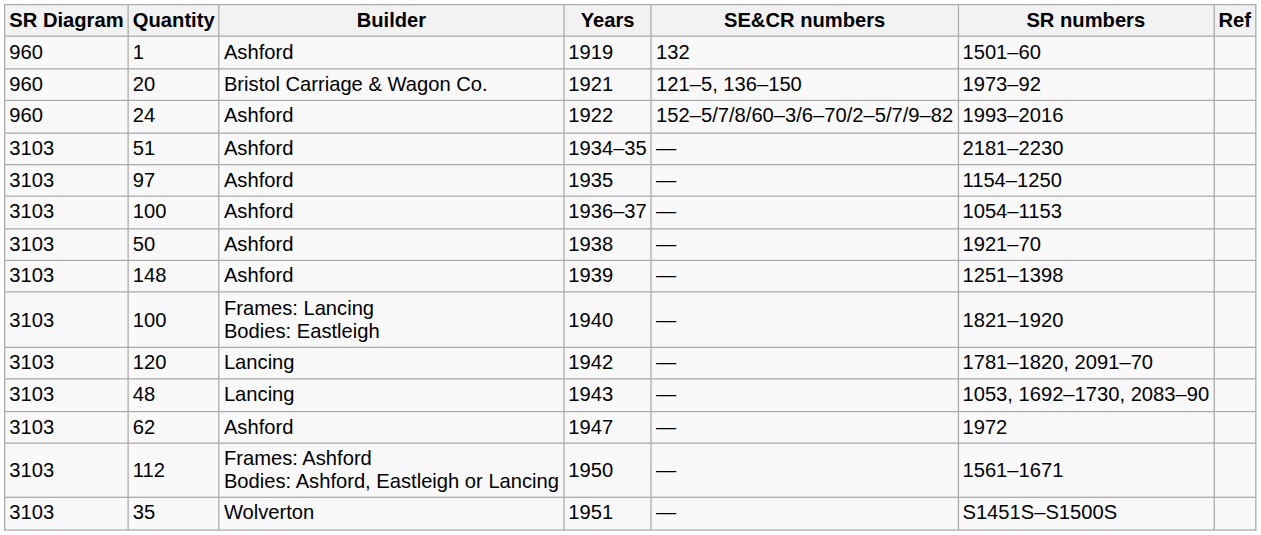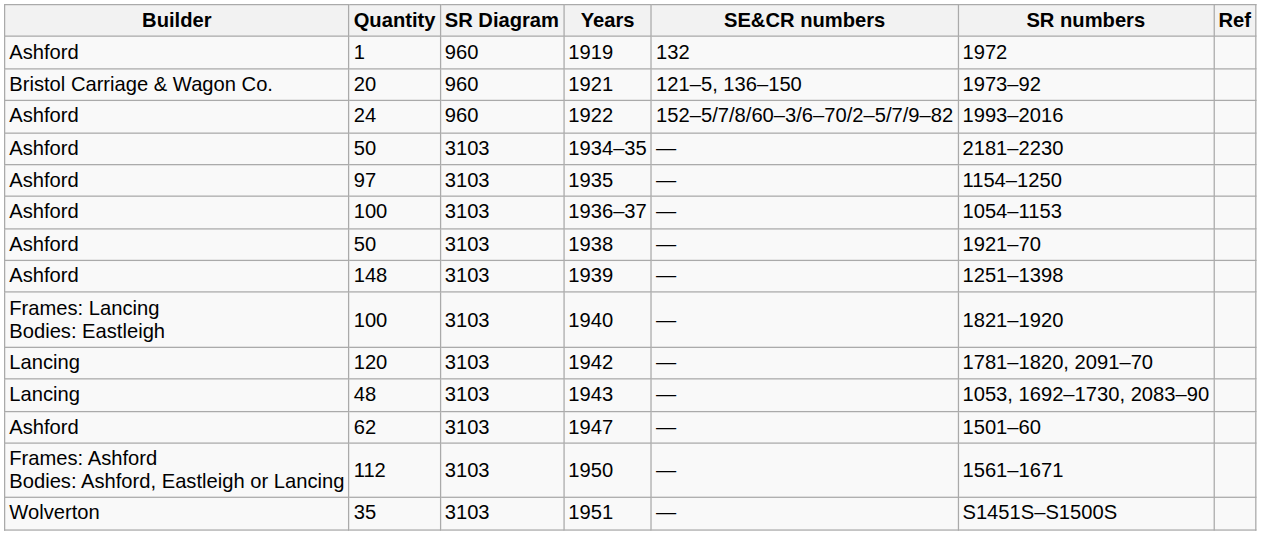columns swapped: (66, 20) <-> (391, 20)
(1002, 52) 1501–60 -> (985, 52) 1972
(144, 148) 51 -> (365, 148) 50
(985, 426) 1972 -> (1002, 426) 1501–60
